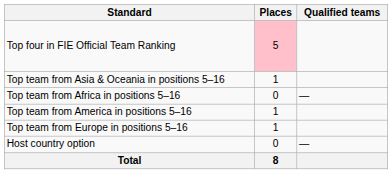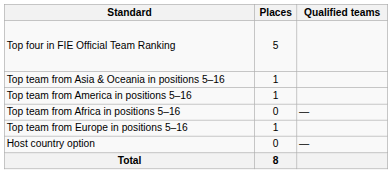(276, 46) pink background -> (276, 46) no background
rows swapped: (93, 95) <-> (99, 112)
